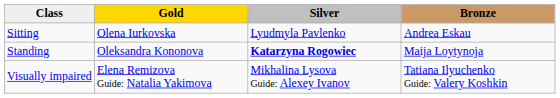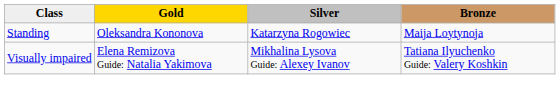- row: (23, 32)
(303, 51) bold -> (300, 32) normal
